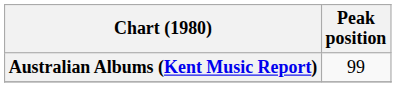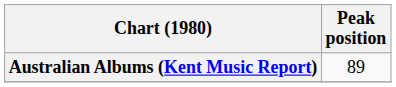(356, 67) 99 -> (356, 67) 89
